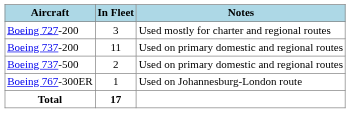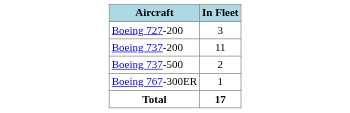- column: (241, 13)
